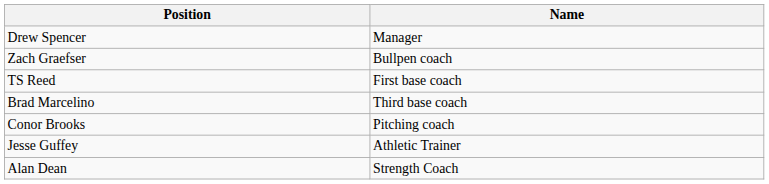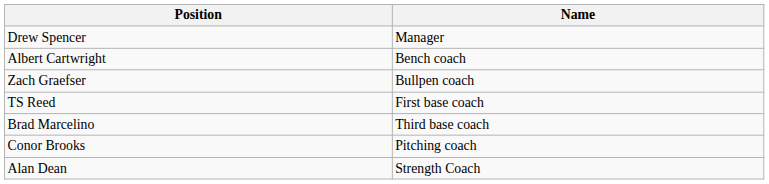+ row: (57, 59)
- row: (43, 146)
